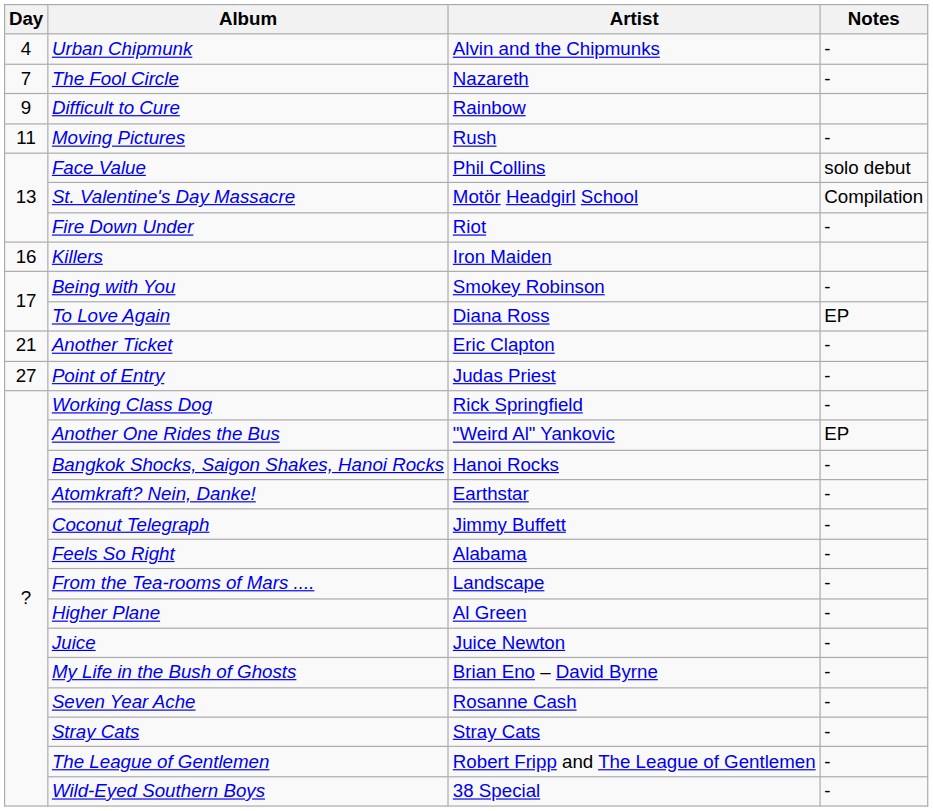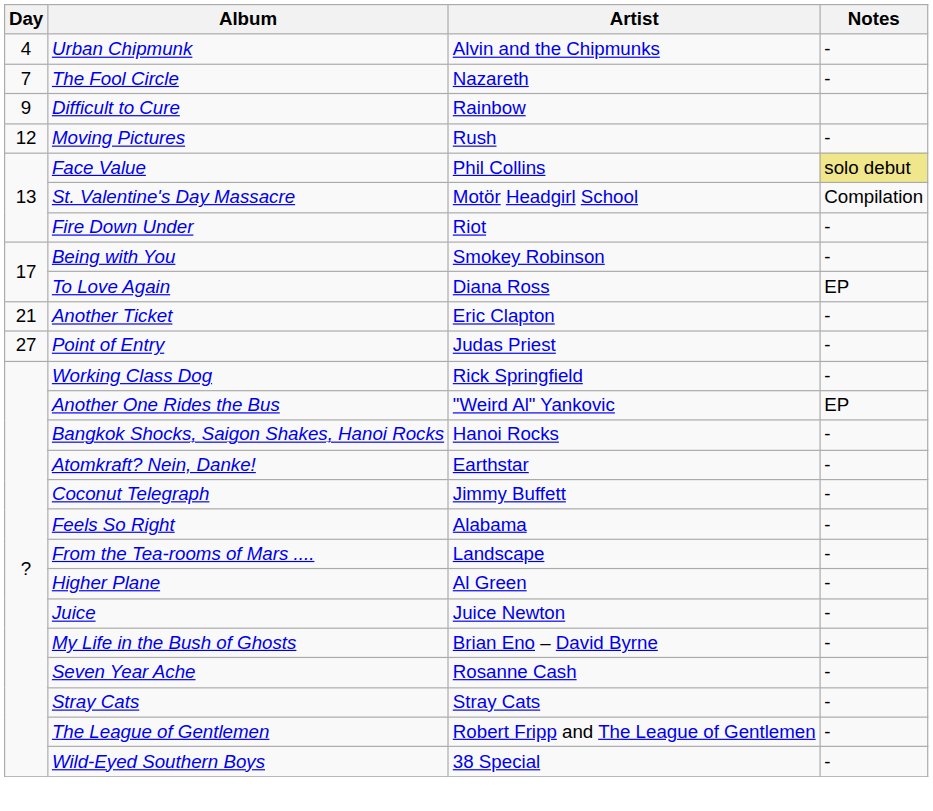(26, 138) 11 -> (26, 138) 12
(867, 167) no background -> (867, 167) khaki background
- row: (77, 256)
